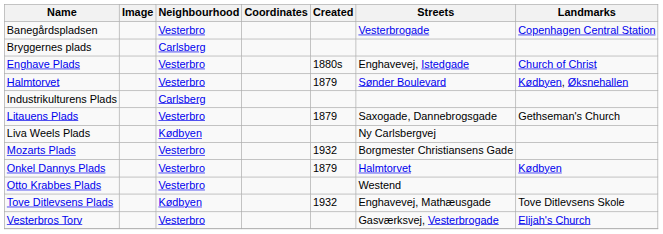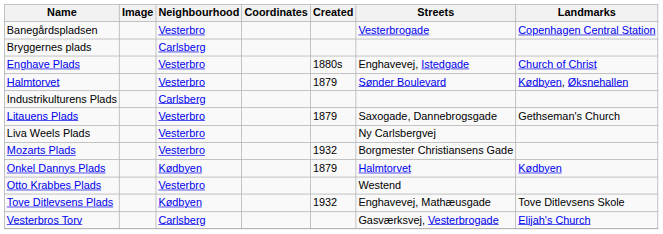(180, 133) Kødbyen -> (182, 133) Vesterbro
(182, 168) Vesterbro -> (180, 168) Kødbyen
(182, 220) Vesterbro -> (182, 220) Carlsberg
